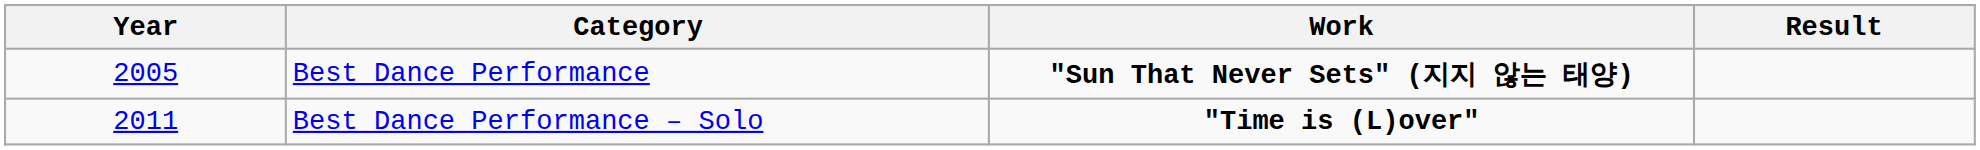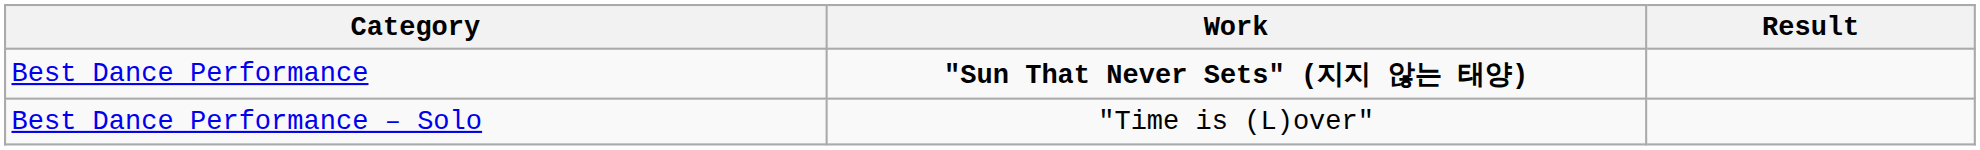- column: (146, 27)
(1342, 121) bold -> (1236, 121) normal
